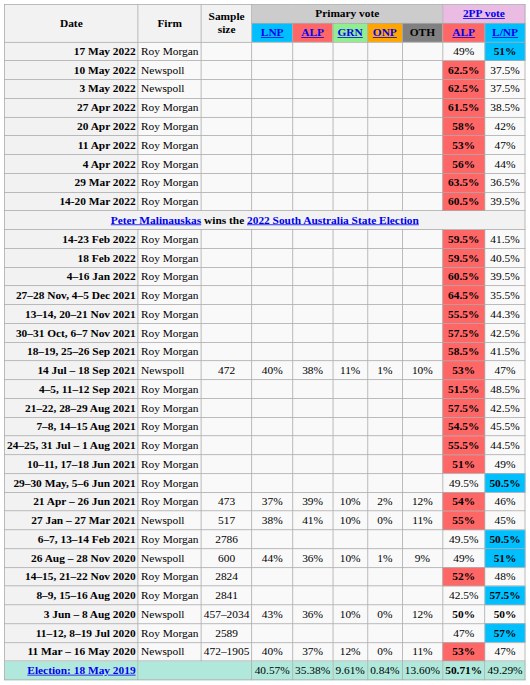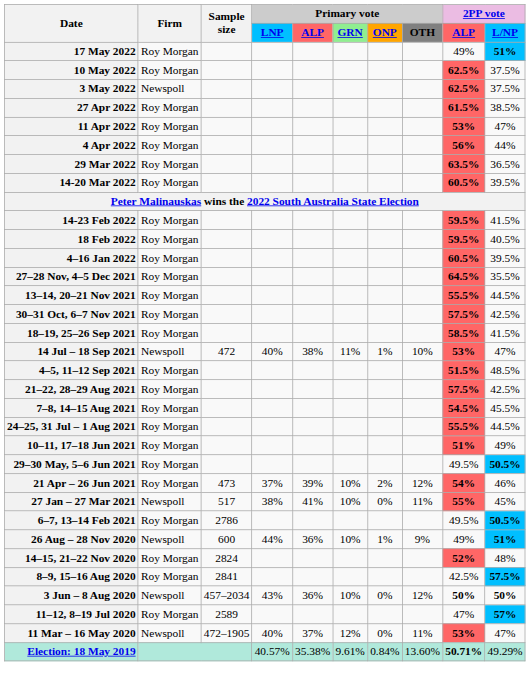(163, 70) Newspoll -> (170, 70) Roy Morgan
- row: (106, 126)
(505, 314) 44.3% -> (505, 295) 44.5%
